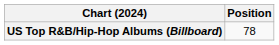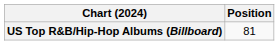(249, 31) 78 -> (249, 31) 81
